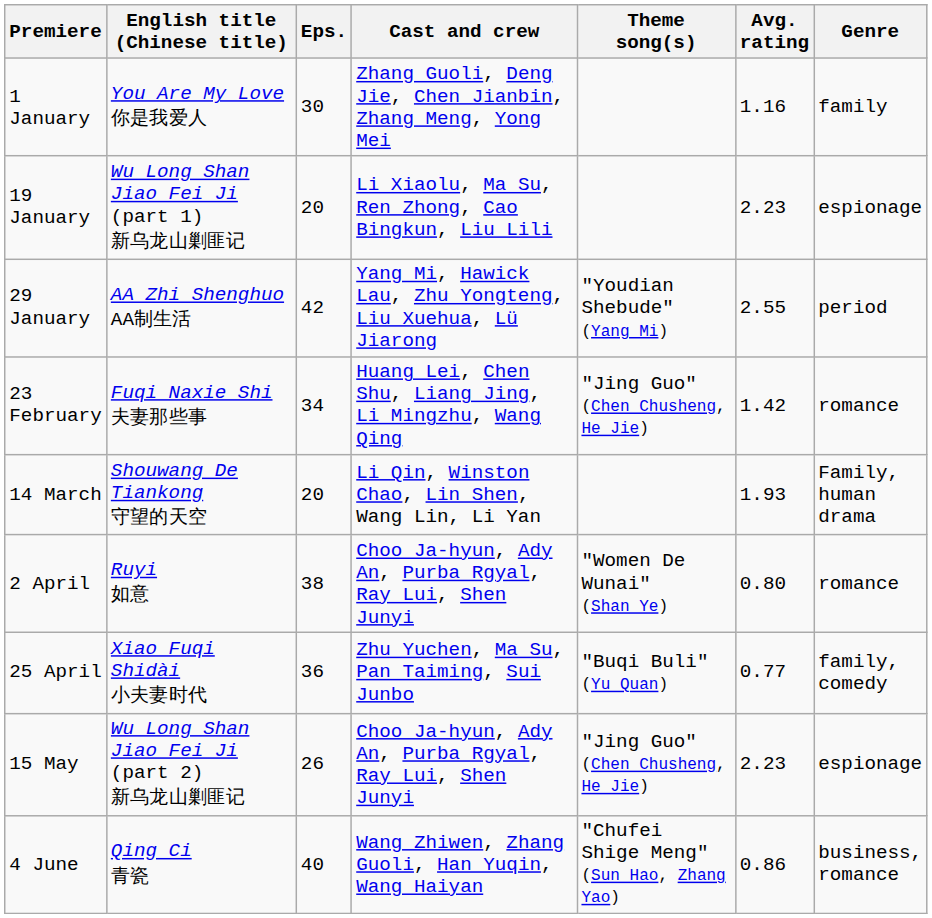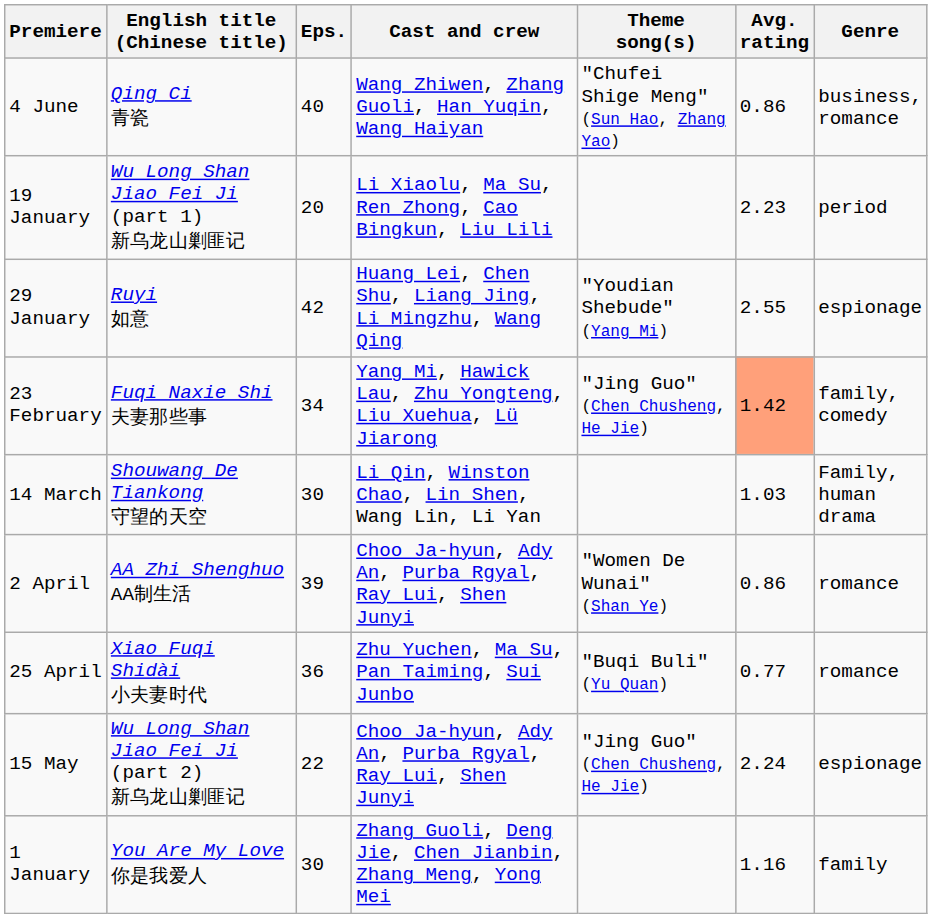rows swapped: (50, 107) <-> (44, 864)
(870, 207) espionage -> (853, 207) period
(197, 307) AA Zhi Shenghuo AA制生活 -> (134, 307) Ruyi 如意
(460, 308) Yang Mi, Hawick Lau, Zhu Yongteng, Liu Xuehua, Lü Jiarong -> (449, 308) Huang Lei, Chen Shu, Liang Jing, Li Mingzhu, Wang Qing
(853, 308) period -> (870, 308) espionage
(449, 406) Huang Lei, Chen Shu, Liang Jing, Li Mingzhu, Wang Qing -> (460, 406) Yang Mi, Hawick Lau, Zhu Yongteng, Liu Xuehua, Lü Jiarong
(763, 406) no background -> (763, 406) lightsalmon background
(859, 406) romance -> (859, 406) family, comedy
(312, 495) 20 -> (312, 495) 30
(763, 495) 1.93 -> (763, 495) 1.03
(134, 583) Ruyi 如意 -> (197, 583) AA Zhi Shenghuo AA制生活
(312, 584) 38 -> (312, 584) 39
(763, 584) 0.80 -> (763, 584) 0.86
(859, 673) family, comedy -> (859, 673) romance
(312, 764) 26 -> (312, 764) 22
(763, 764) 2.23 -> (763, 764) 2.24
